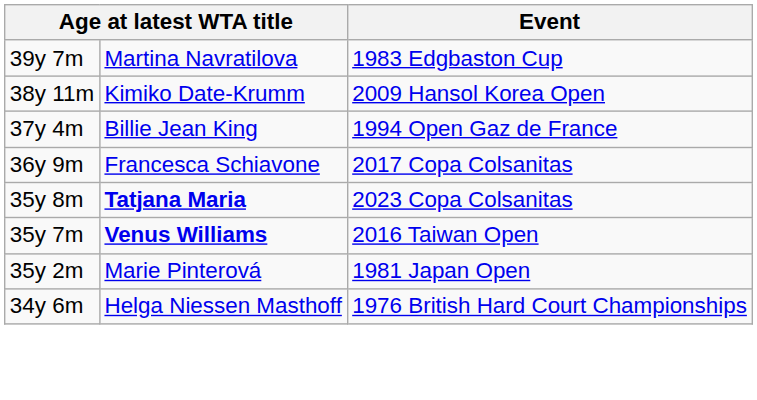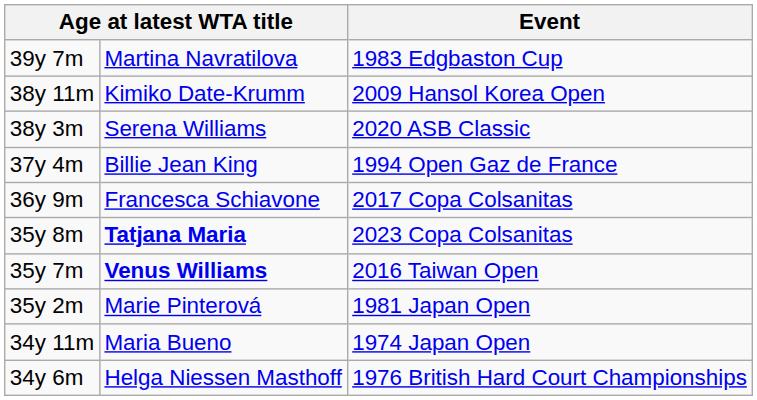+ row: (47, 128)
+ row: (52, 341)
